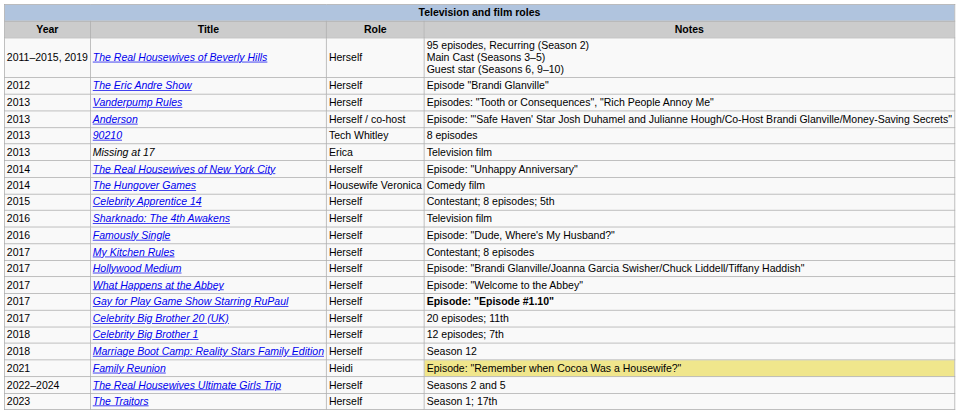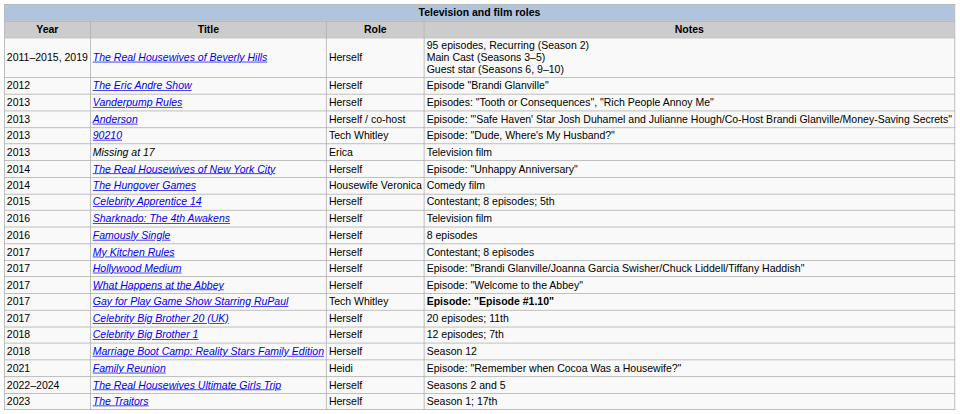(452, 136) 8 episodes -> (521, 136) Episode: "Dude, Where's My Husband?"
(521, 236) Episode: "Dude, Where's My Husband?" -> (452, 236) 8 episodes
(346, 302) Herself -> (359, 302) Tech Whitley
(554, 369) khaki background -> (554, 369) no background
